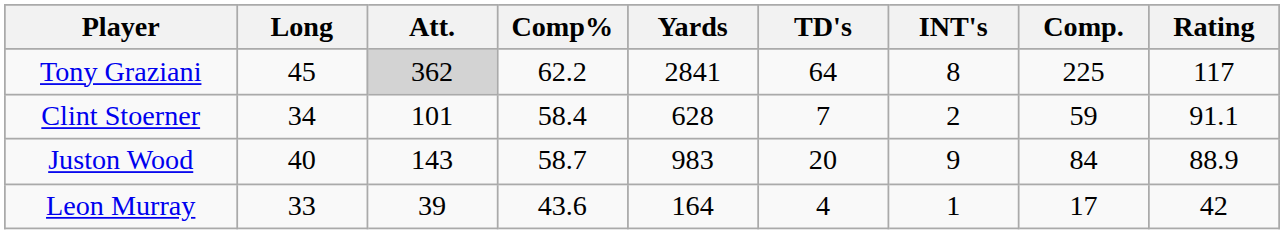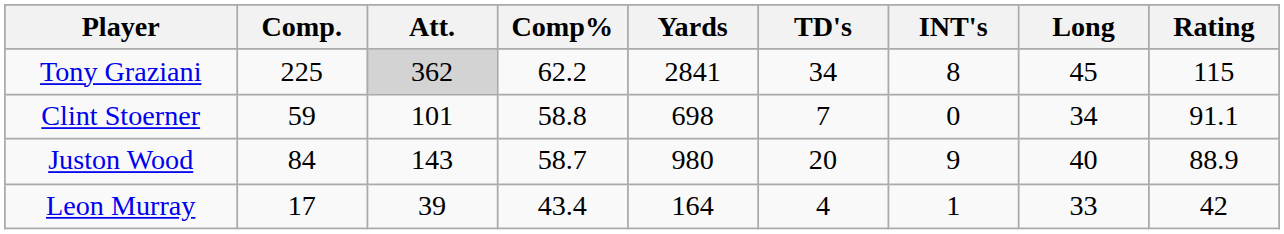columns swapped: (1084, 26) <-> (302, 26)
(823, 71) 64 -> (823, 71) 34
(1214, 71) 117 -> (1214, 71) 115
(562, 116) 58.4 -> (562, 116) 58.8
(693, 116) 628 -> (693, 116) 698
(953, 116) 2 -> (953, 116) 0
(693, 160) 983 -> (693, 160) 980
(562, 205) 43.6 -> (562, 205) 43.4
